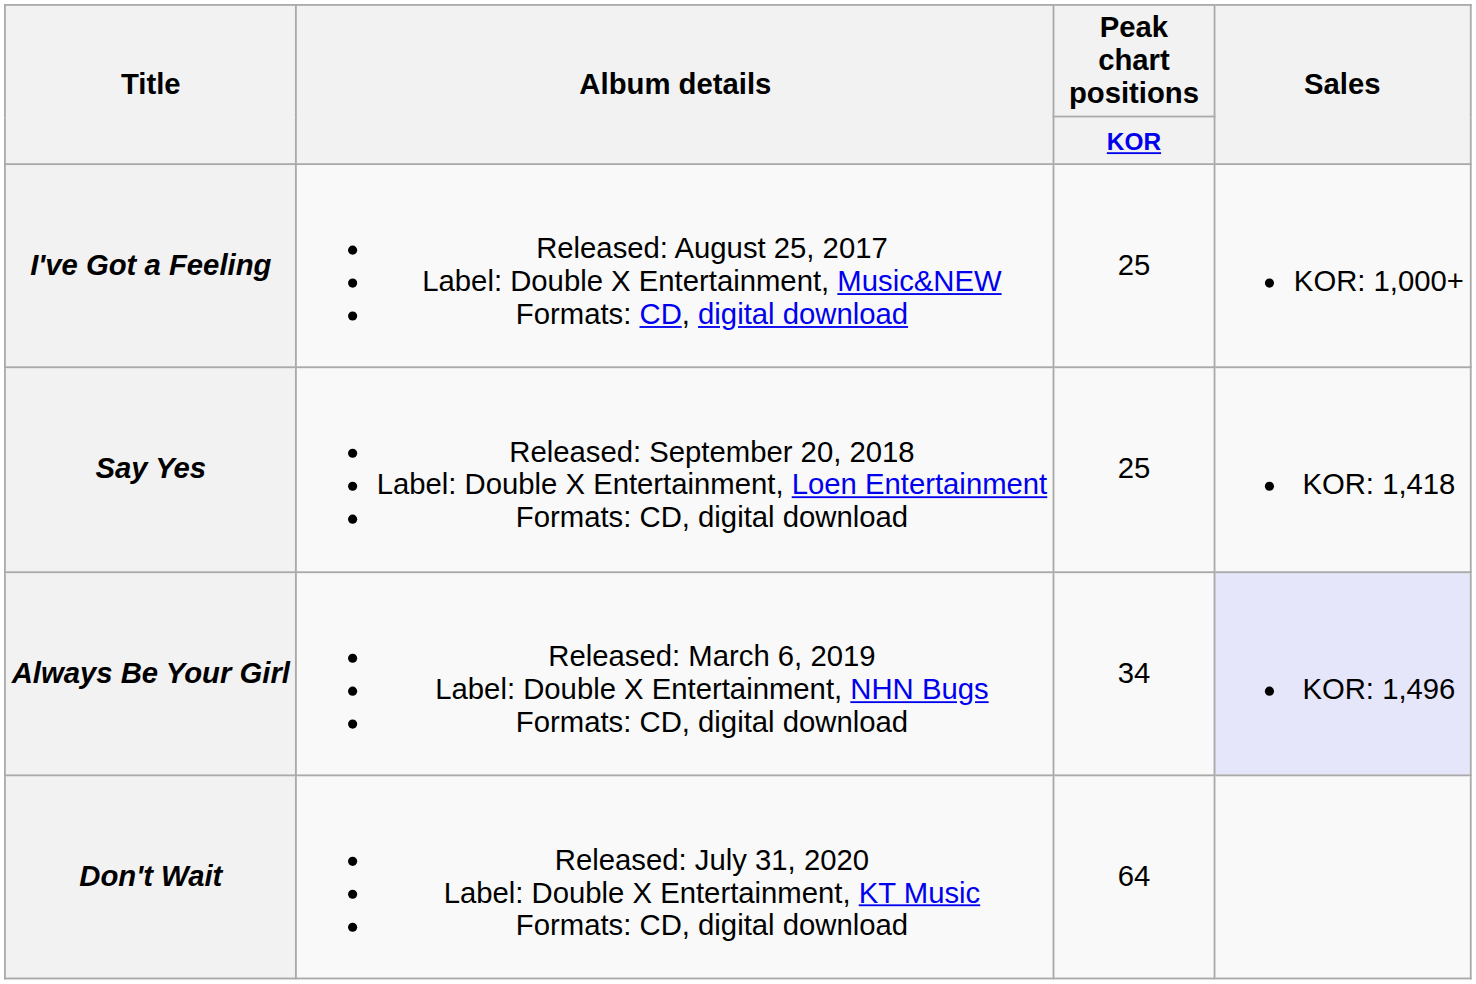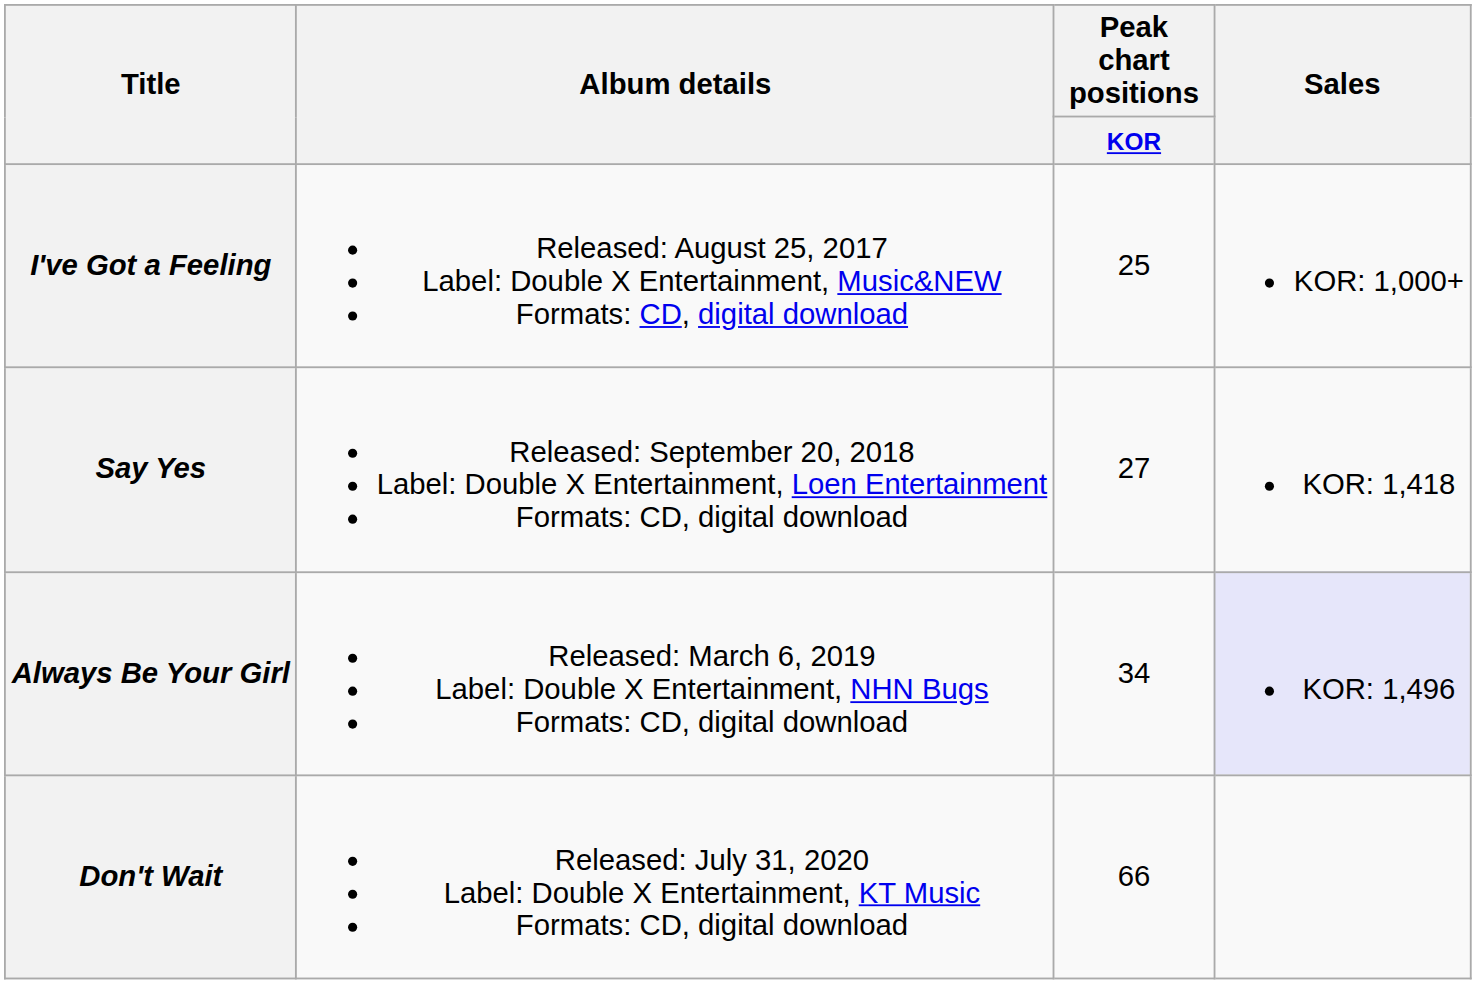(1134, 468) 25 -> (1134, 468) 27
(1134, 876) 64 -> (1134, 876) 66
